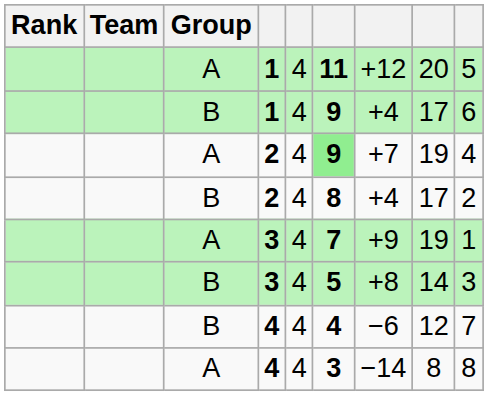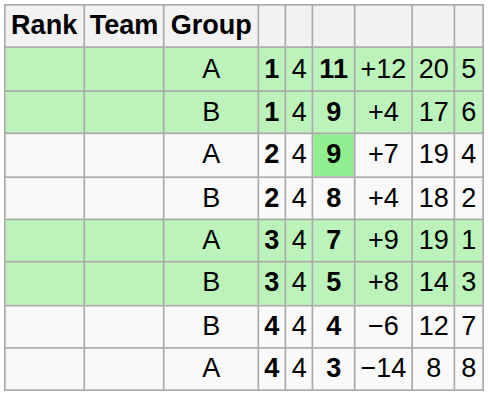(434, 197) 17 -> (434, 197) 18
